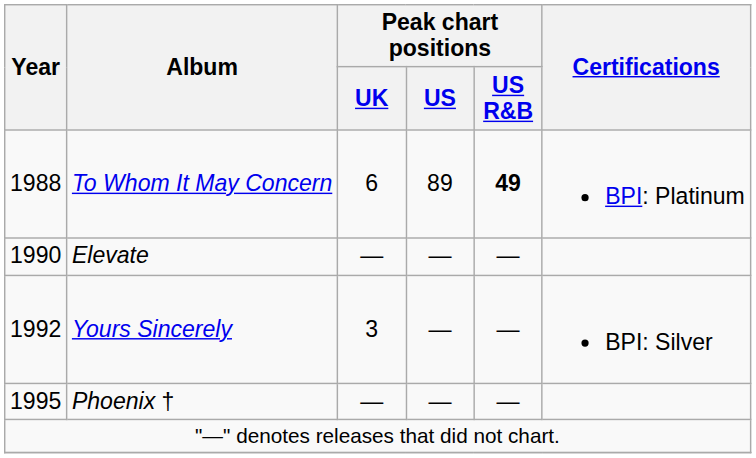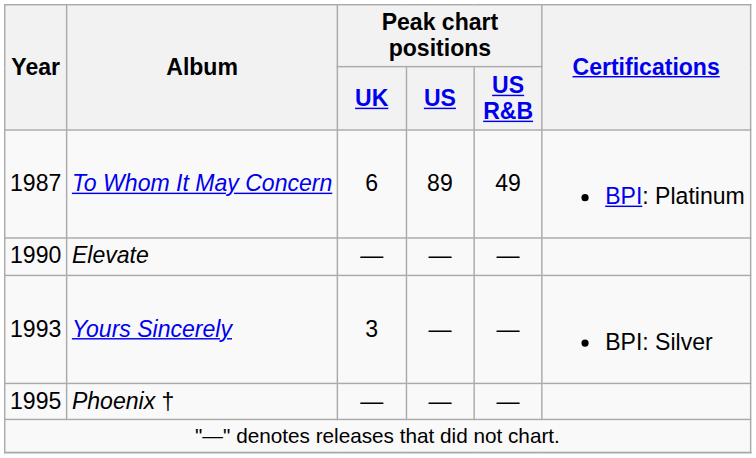(36, 183) 1988 -> (36, 183) 1987
(508, 183) bold -> (508, 183) normal
(36, 328) 1992 -> (36, 328) 1993
